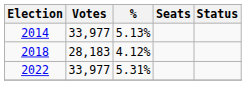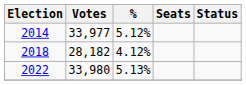(133, 33) 5.13% -> (133, 33) 5.12%
(89, 52) 28,183 -> (89, 52) 28,182
(89, 70) 33,977 -> (89, 70) 33,980
(133, 70) 5.31% -> (133, 70) 5.13%
